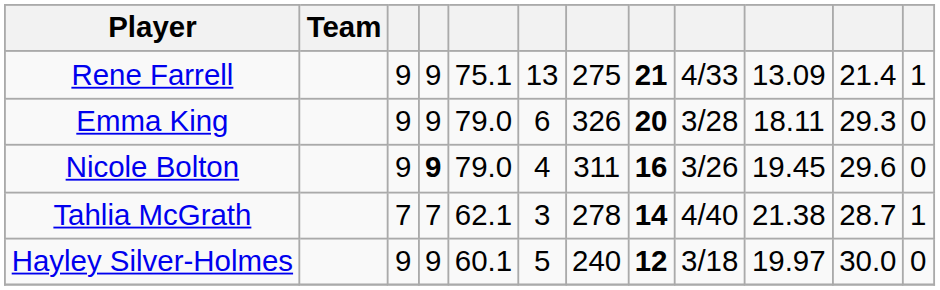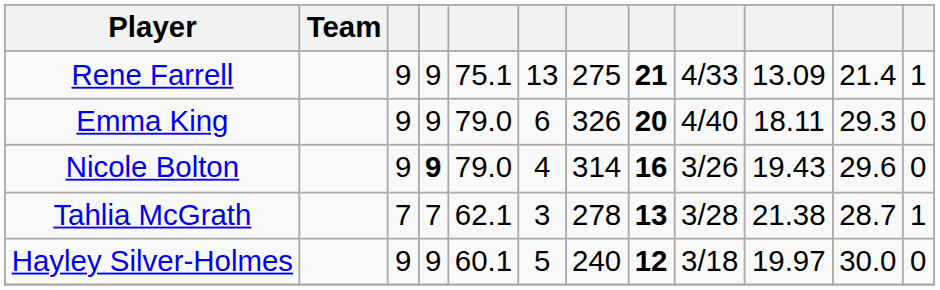(710, 121) 3/28 -> (710, 121) 4/40
(597, 167) 311 -> (597, 167) 314
(789, 167) 19.45 -> (789, 167) 19.43
(651, 214) 14 -> (651, 214) 13
(710, 214) 4/40 -> (710, 214) 3/28
